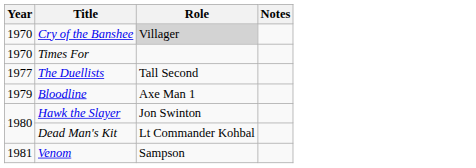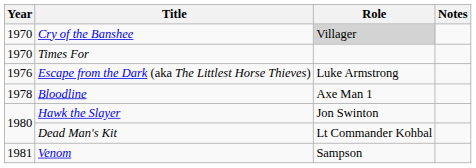+ row: (174, 73)
- row: (71, 73)
(20, 93) 1979 -> (20, 93) 1978
